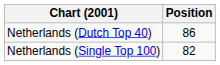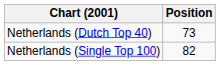(189, 32) 86 -> (189, 32) 73
